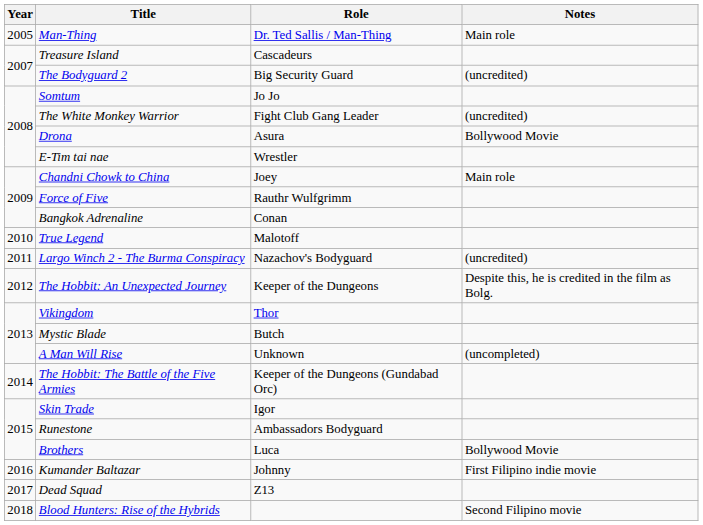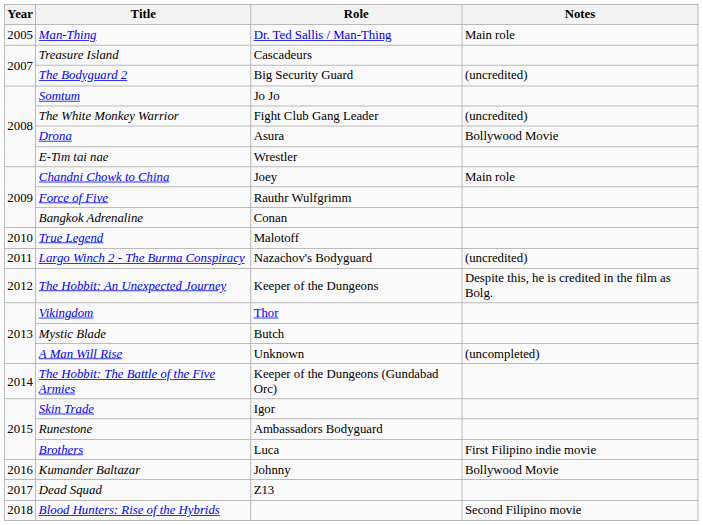(512, 449) Bollywood Movie -> (530, 449) First Filipino indie movie
(530, 469) First Filipino indie movie -> (512, 469) Bollywood Movie
